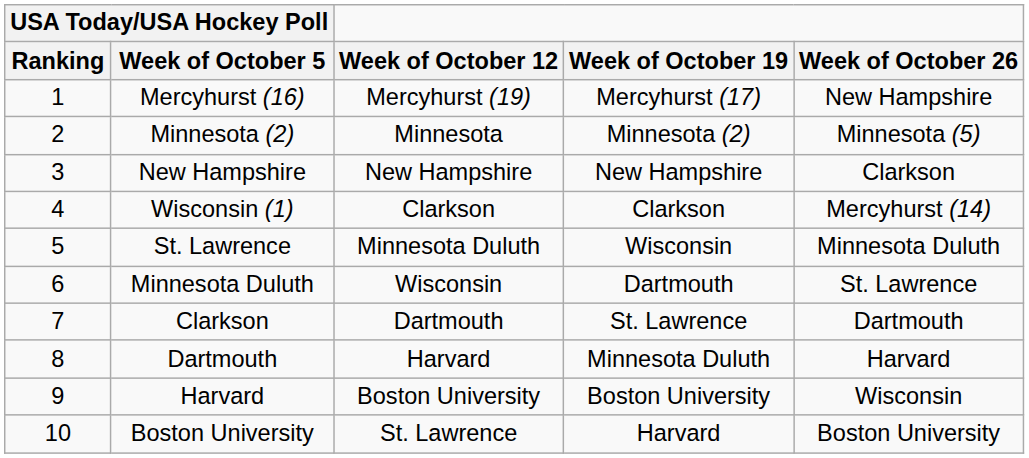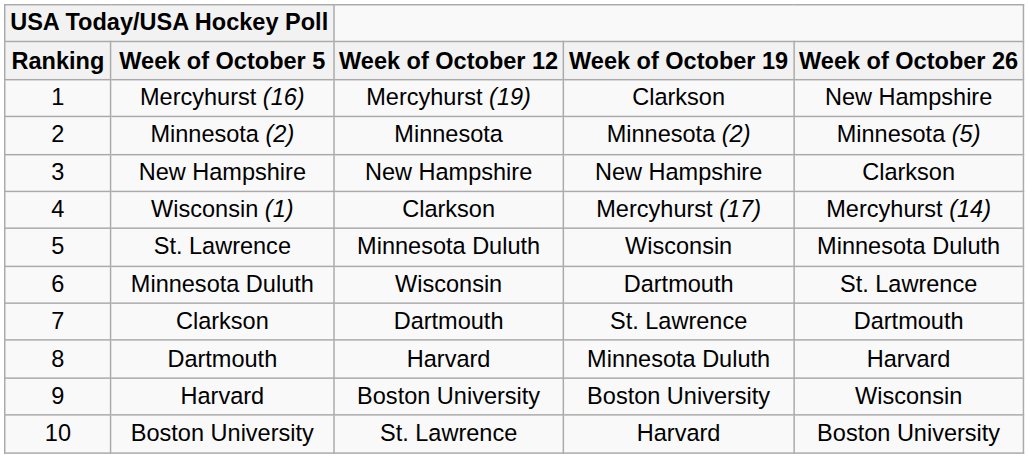(679, 97) Mercyhurst (17) -> (679, 97) Clarkson
(679, 209) Clarkson -> (679, 209) Mercyhurst (17)
